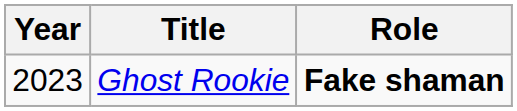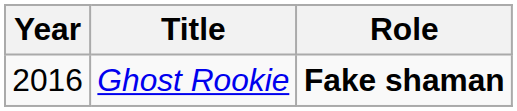(48, 79) 2023 -> (48, 79) 2016
